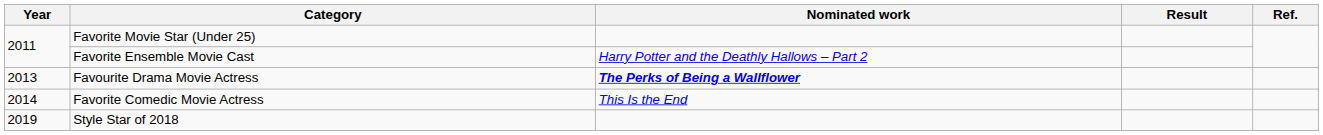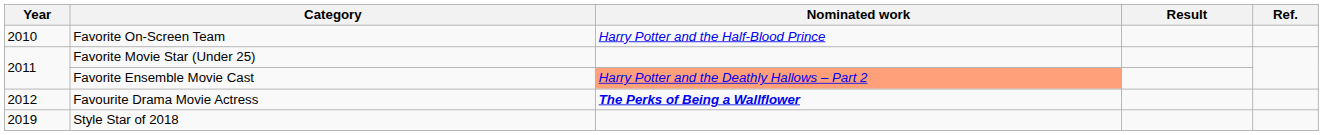+ row: (149, 36)
(733, 57) no background -> (733, 78) lightsalmon background
(22, 78) 2013 -> (22, 99) 2012
- row: (168, 99)
